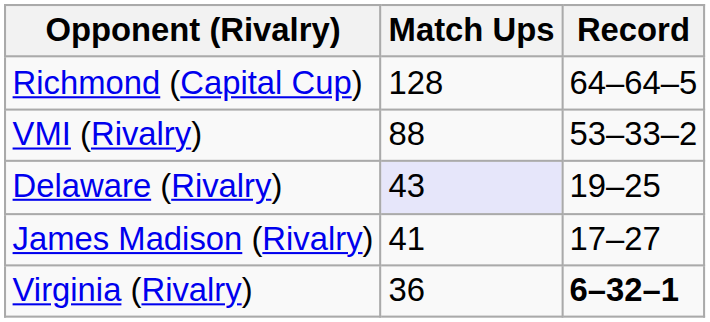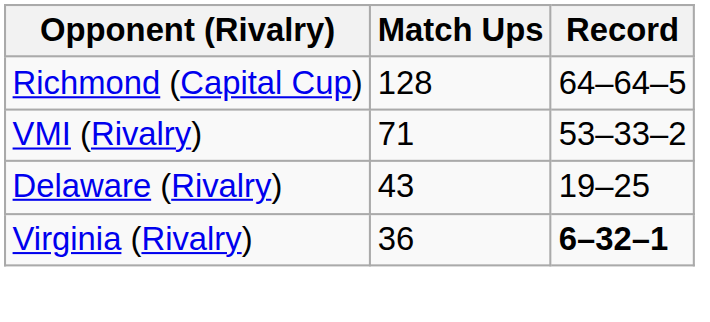(407, 134) 88 -> (396, 134) 71
(407, 186) lavender background -> (396, 186) no background
- row: (193, 238)
